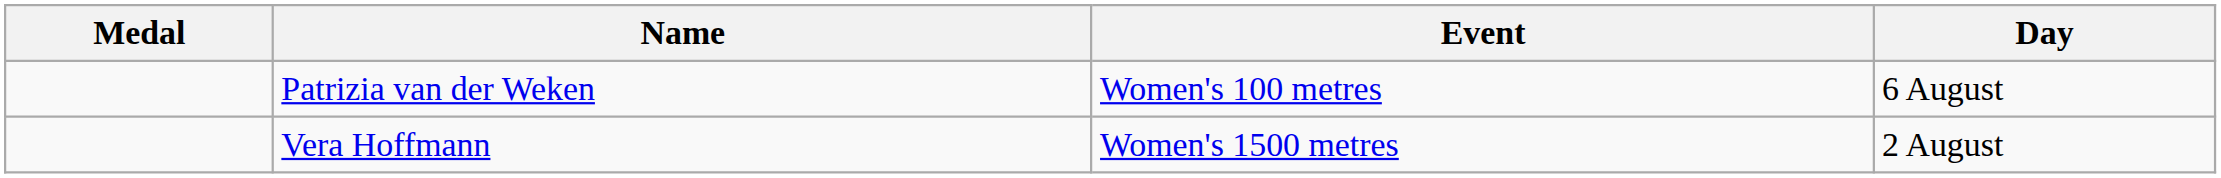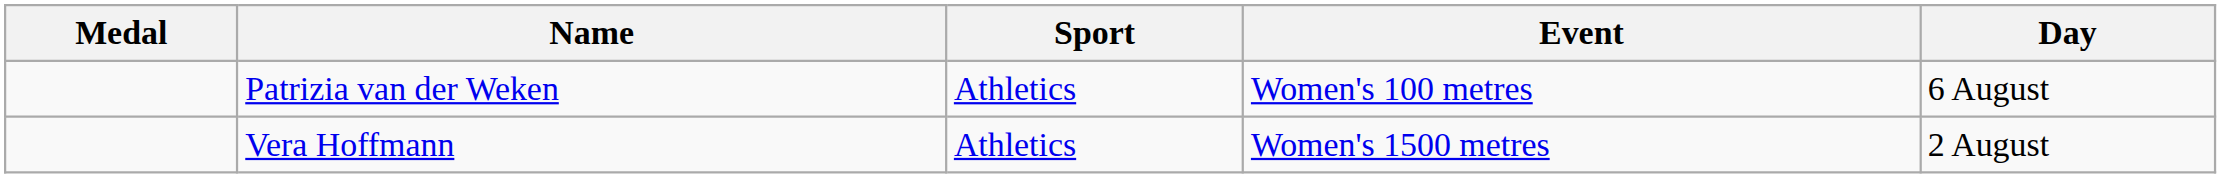+ column: (1095, 32)
